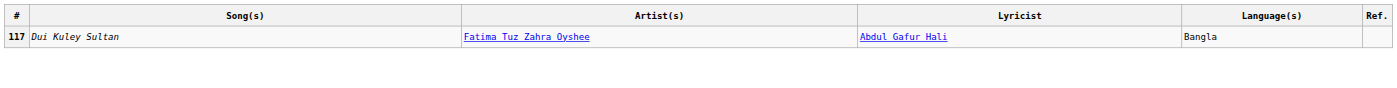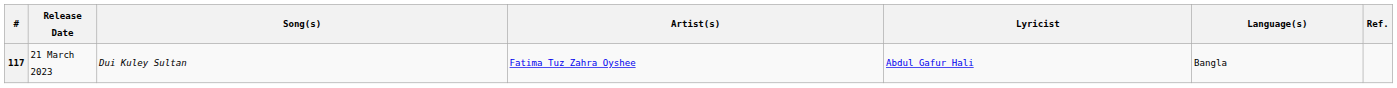+ column: (63, 24)
